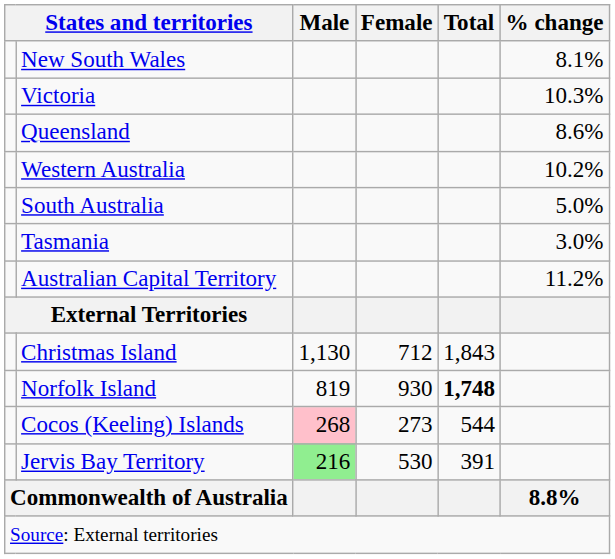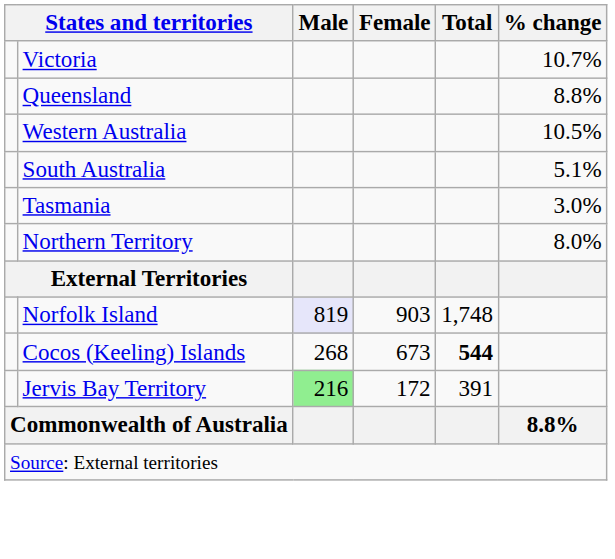- row: (103, 59)
(574, 95) 10.3% -> (572, 59) 10.7%
(580, 132) 8.6% -> (578, 95) 8.8%
(574, 168) 10.2% -> (572, 132) 10.5%
(580, 205) 5.0% -> (578, 168) 5.1%
- row: (149, 278)
+ row: (108, 242)
- row: (99, 351)
(333, 388) no background -> (331, 315) lavender background
(415, 388) 930 -> (413, 315) 903
(469, 388) bold -> (467, 315) normal
(333, 424) pink background -> (331, 351) no background
(415, 424) 273 -> (413, 351) 673
(478, 424) normal -> (476, 351) bold
(415, 461) 530 -> (413, 388) 172
